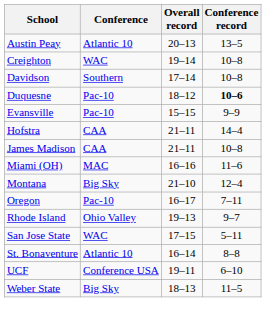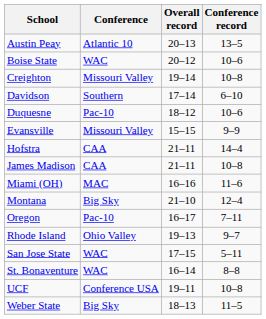+ row: (32, 60)
(95, 60) WAC -> (118, 78) Missouri Valley
(231, 78) 10–8 -> (231, 95) 6–10
(231, 95) bold -> (231, 113) normal
(98, 113) Pac-10 -> (118, 130) Missouri Valley
(108, 253) Atlantic 10 -> (95, 270) WAC
(231, 270) 6–10 -> (231, 288) 10–8
